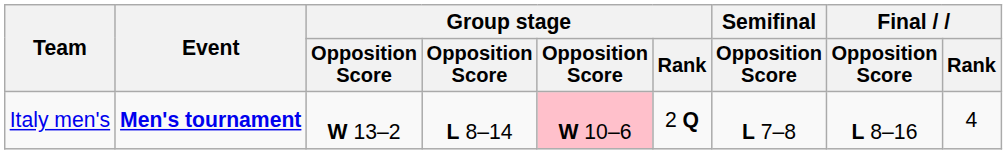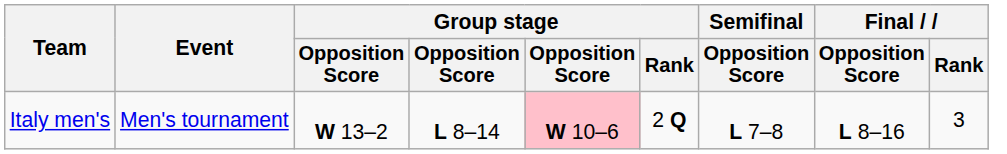(211, 121) bold -> (204, 121) normal
(971, 121) 4 -> (959, 121) 3
